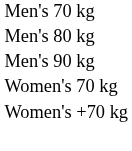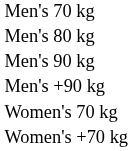+ row: (55, 86)
